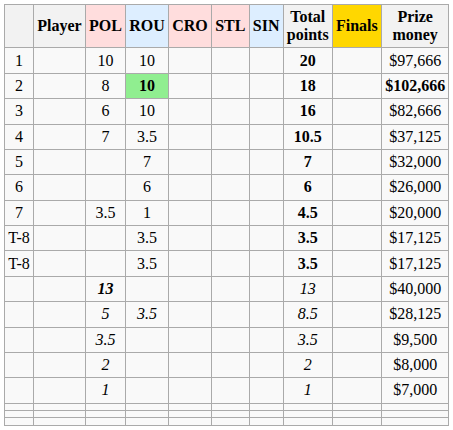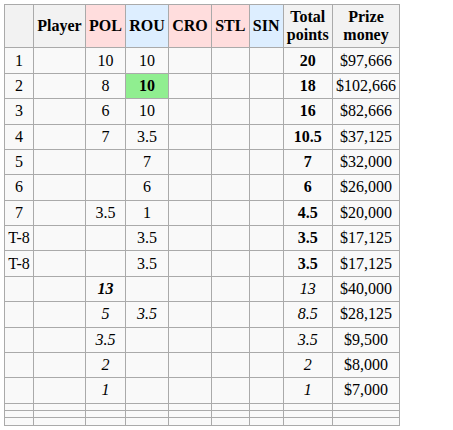- column: (357, 26)
(415, 85) bold -> (366, 85) normal
